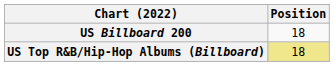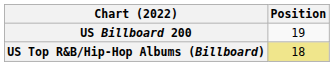(298, 33) 18 -> (298, 33) 19
